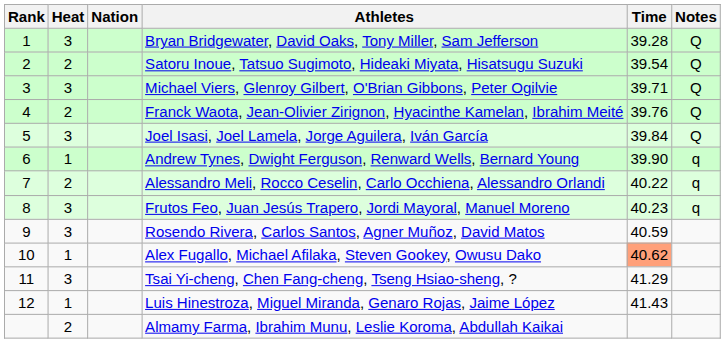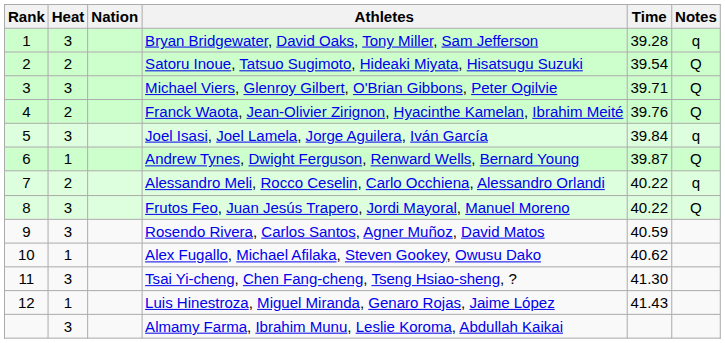(696, 40) Q -> (696, 40) q
(696, 136) Q -> (696, 136) q
(649, 160) 39.90 -> (649, 160) 39.87
(696, 160) q -> (696, 160) Q
(649, 207) 40.23 -> (649, 207) 40.22
(696, 207) q -> (696, 207) Q
(649, 255) lightsalmon background -> (649, 255) no background
(649, 279) 41.29 -> (649, 279) 41.30
(68, 326) 2 -> (68, 326) 3
